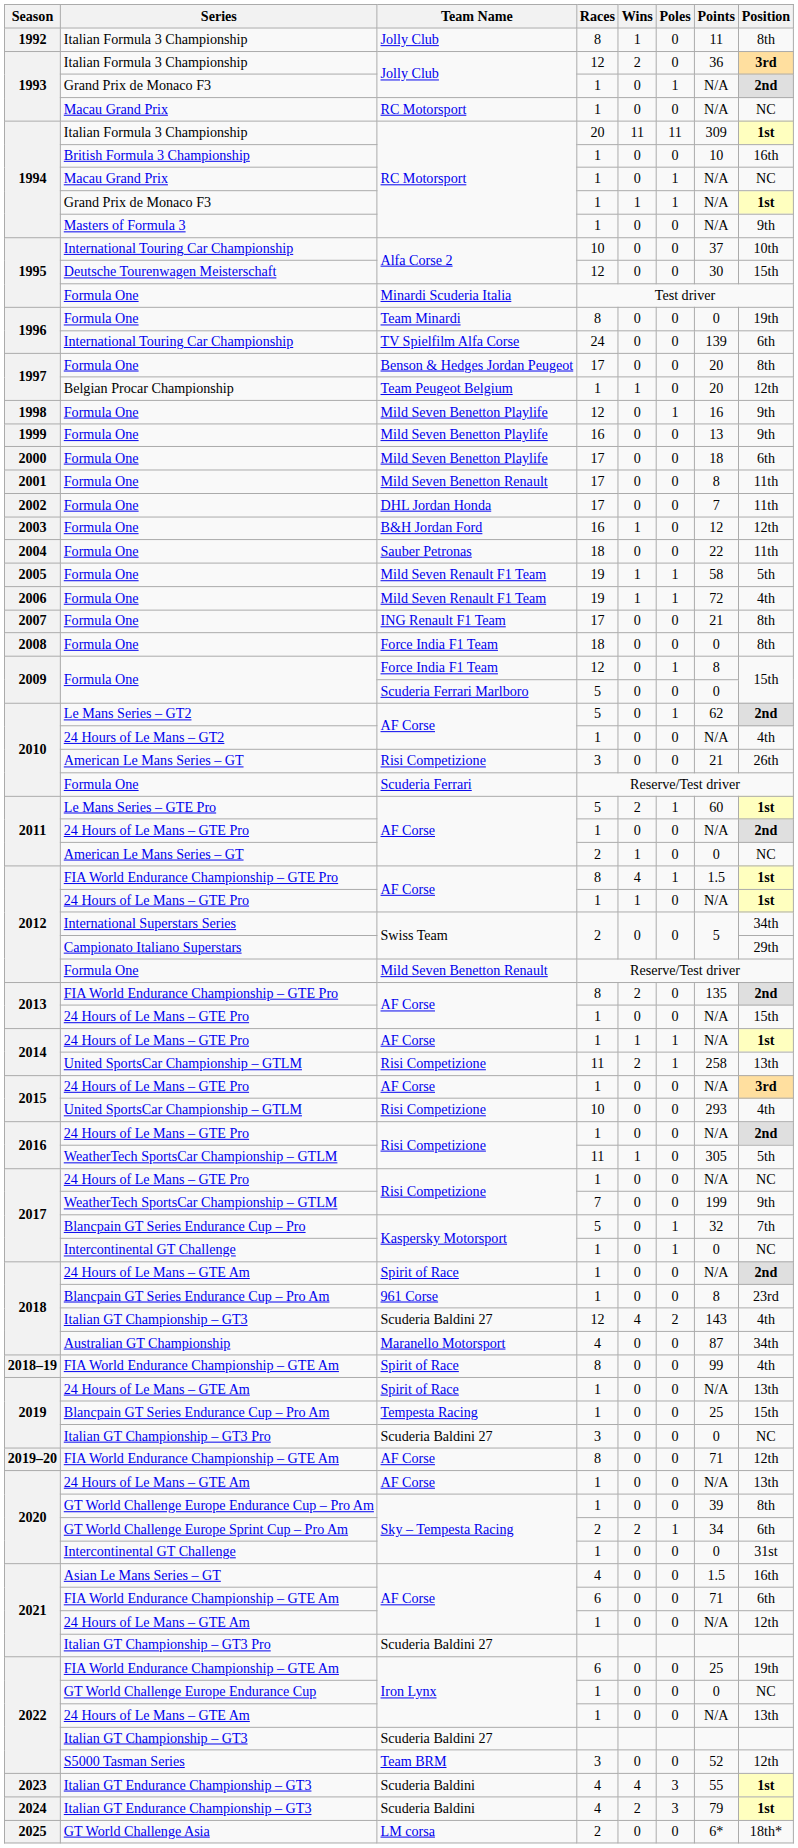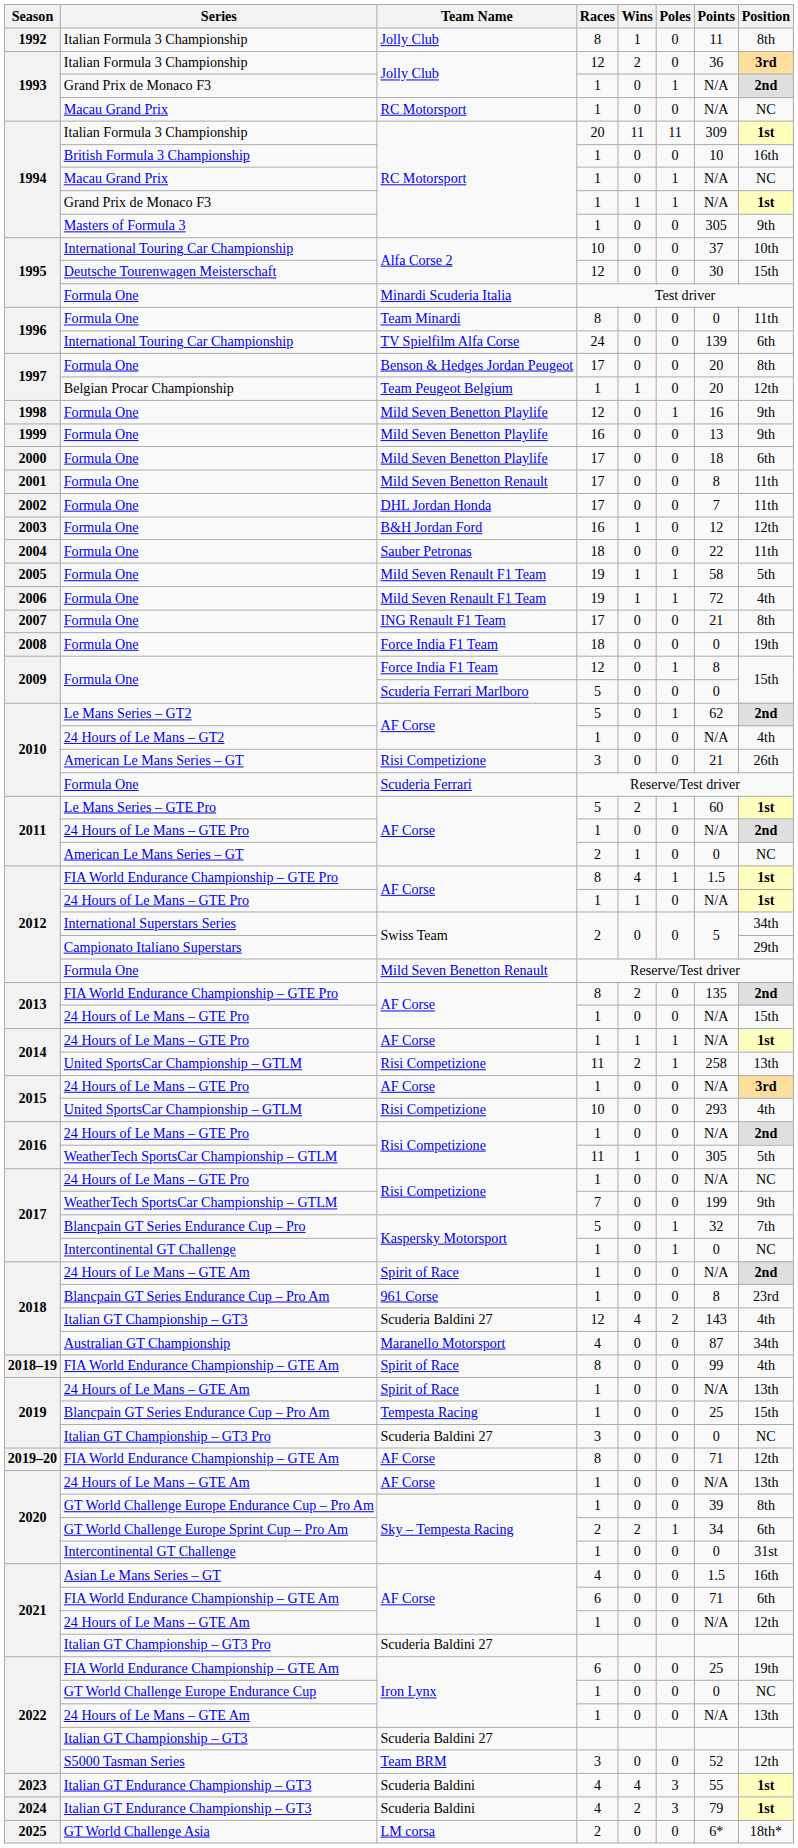(716, 226) N/A -> (716, 226) 305
(766, 319) 19th -> (766, 319) 11th
(766, 644) 8th -> (766, 644) 19th
